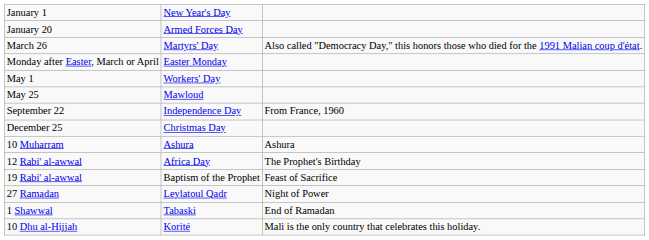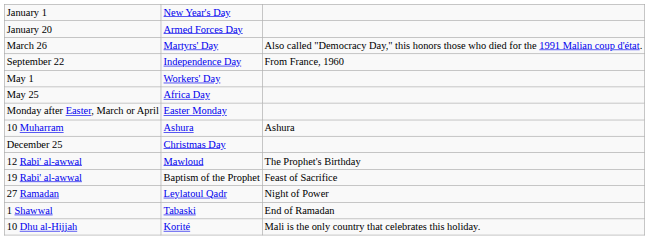rows swapped: (83, 62) <-> (35, 111)
(184, 95) Mawloud -> (187, 95) Africa Day
rows swapped: (35, 128) <-> (35, 144)
(187, 161) Africa Day -> (184, 161) Mawloud
